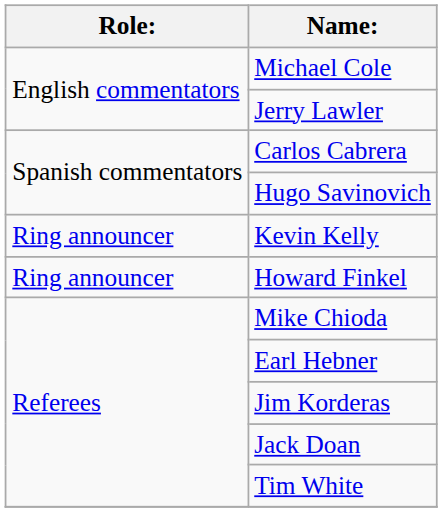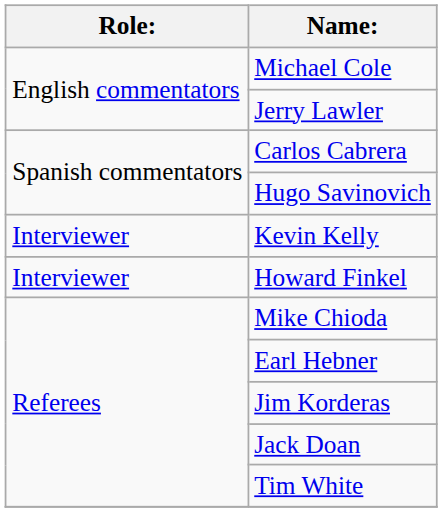(93, 235) Ring announcer -> (71, 235) Interviewer
(93, 276) Ring announcer -> (71, 276) Interviewer
